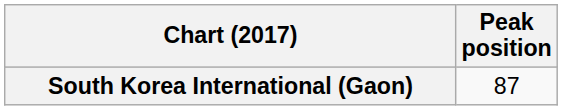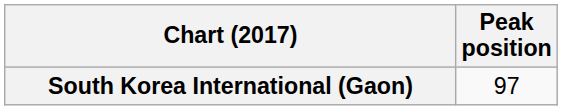(507, 85) 87 -> (507, 85) 97
